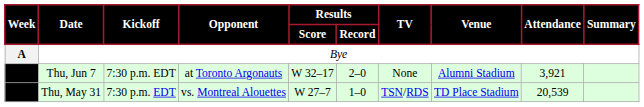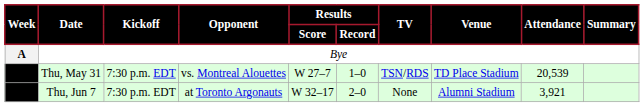rows swapped: (22, 92) <-> (22, 73)
